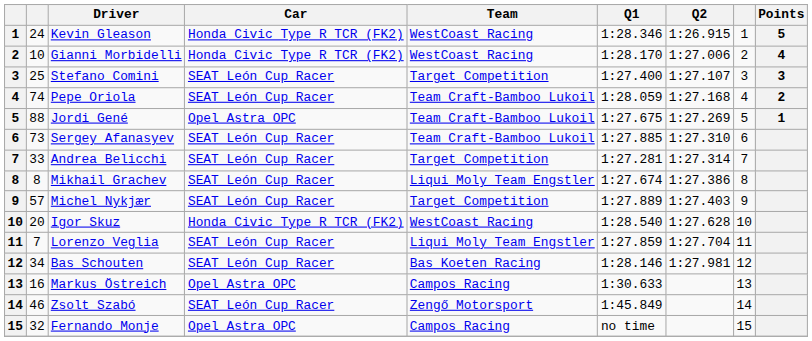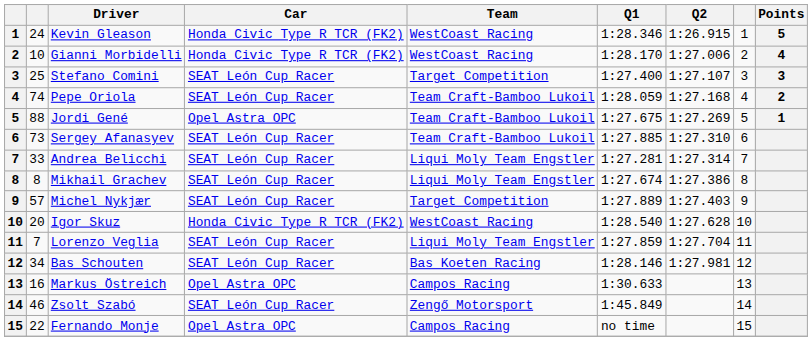(479, 160) Target Competition -> (502, 160) Liqui Moly Team Engstler
(37, 326) 32 -> (37, 326) 22
